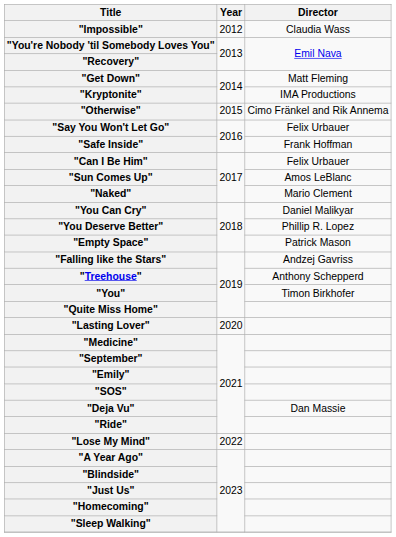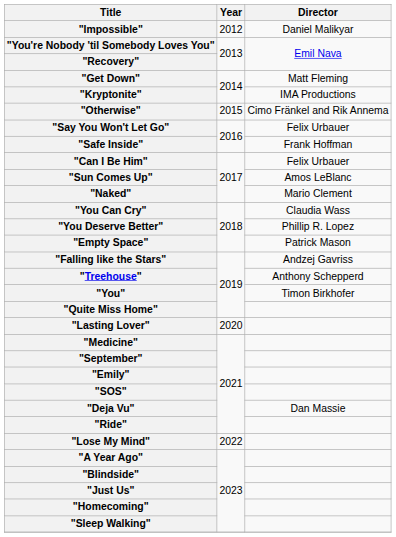(318, 29) Claudia Wass -> (318, 29) Daniel Malikyar
(318, 210) Daniel Malikyar -> (318, 210) Claudia Wass
